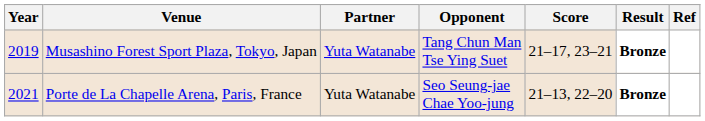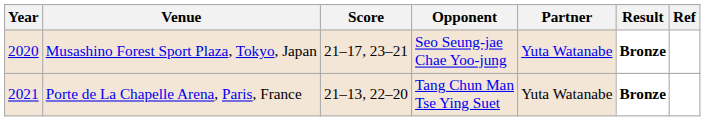columns swapped: (370, 17) <-> (570, 17)
(23, 51) 2019 -> (23, 51) 2020
(472, 51) Tang Chun Man Tse Ying Suet -> (461, 51) Seo Seung-jae Chae Yoo-jung
(468, 94) Seo Seung-jae Chae Yoo-jung -> (465, 94) Tang Chun Man Tse Ying Suet
